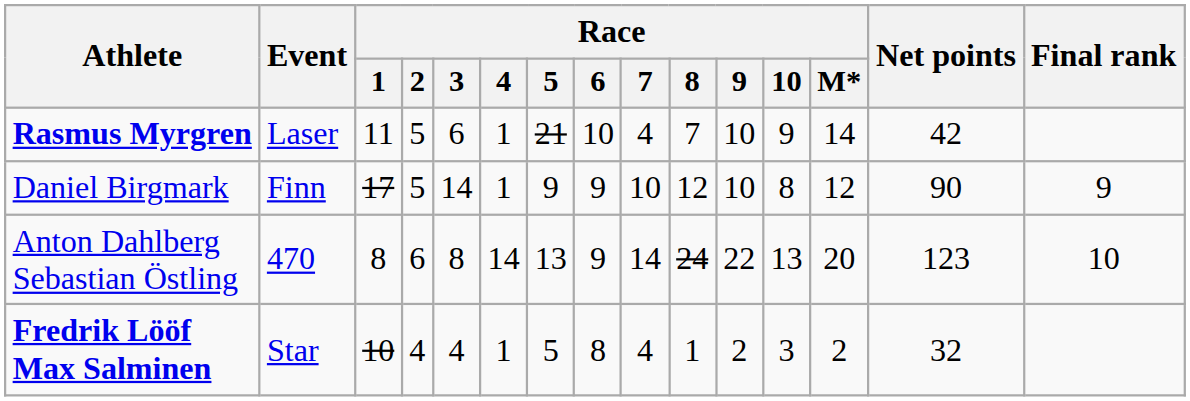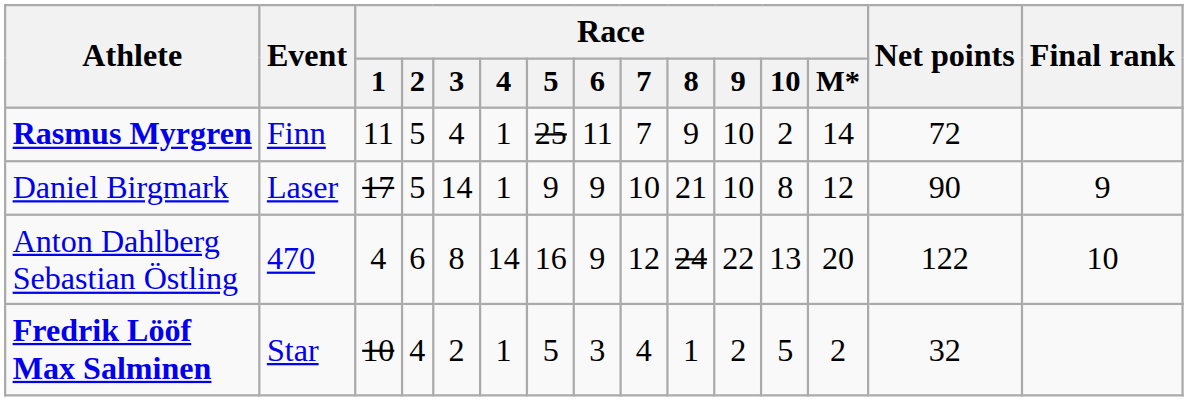(303, 134) Laser -> (296, 134) Finn
(456, 134) 6 -> (456, 134) 4
(551, 134) 21 -> (551, 134) 25
(598, 134) 10 -> (597, 134) 11
(645, 134) 4 -> (644, 134) 7
(692, 134) 7 -> (691, 134) 9
(787, 134) 9 -> (785, 134) 2
(946, 134) 42 -> (945, 134) 72
(296, 187) Finn -> (303, 187) Laser
(692, 187) 12 -> (691, 187) 21
(378, 259) 8 -> (378, 259) 4
(551, 259) 13 -> (551, 259) 16
(645, 259) 14 -> (644, 259) 12
(946, 259) 123 -> (945, 259) 122
(456, 350) 4 -> (456, 350) 2
(598, 350) 8 -> (597, 350) 3
(787, 350) 3 -> (785, 350) 5
